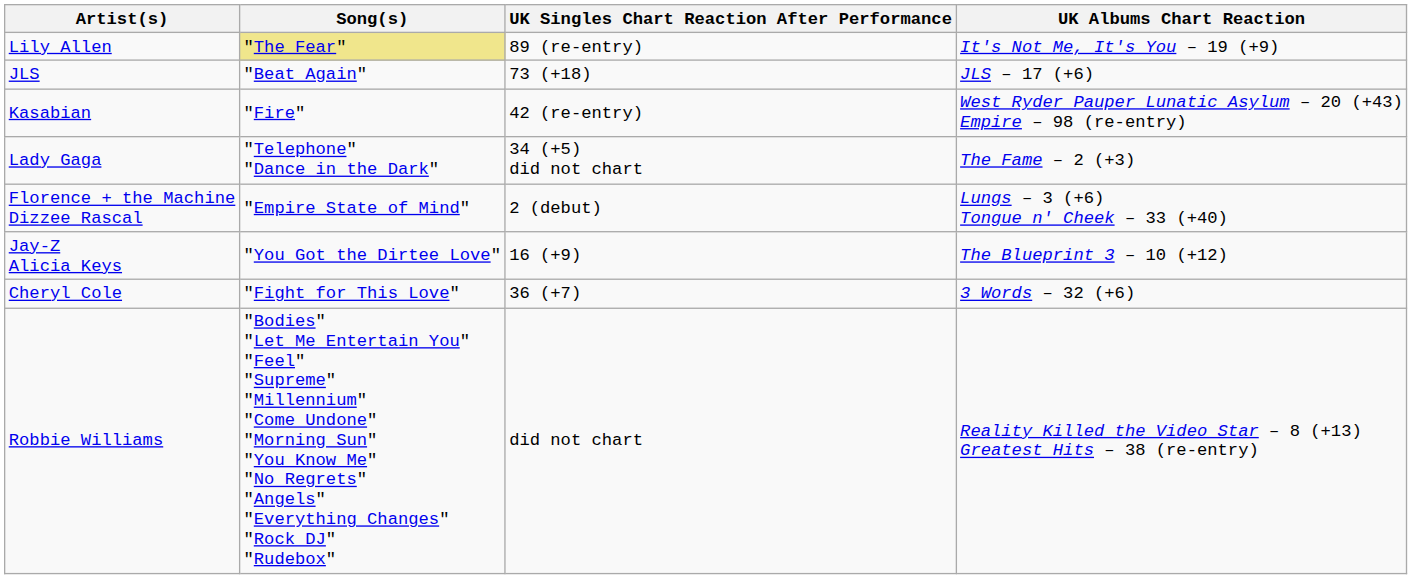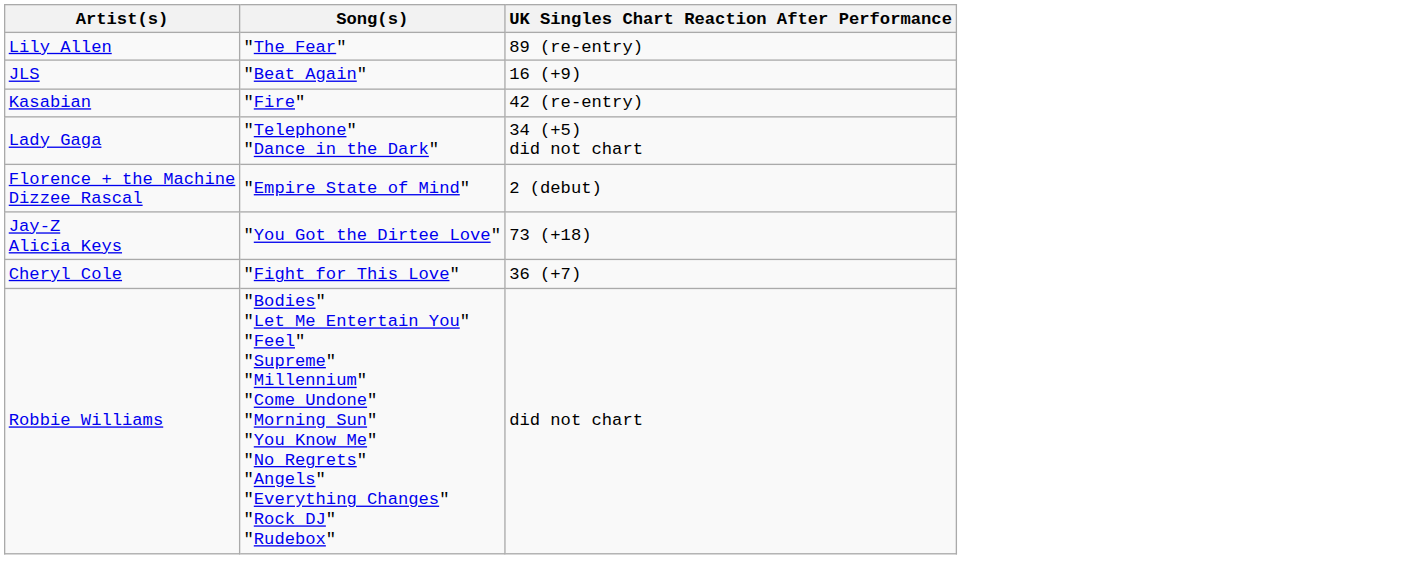- column: (1182, 19)
(295, 47) khaki background -> (295, 47) no background
(550, 75) 73 (+18) -> (545, 75) 16 (+9)
(545, 256) 16 (+9) -> (550, 236) 73 (+18)
